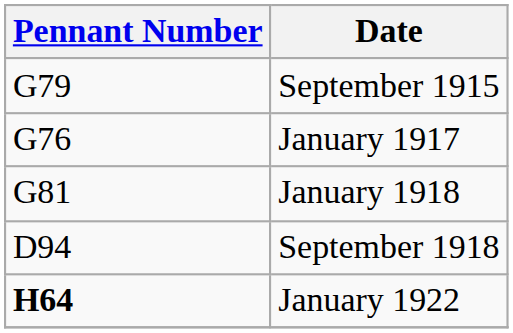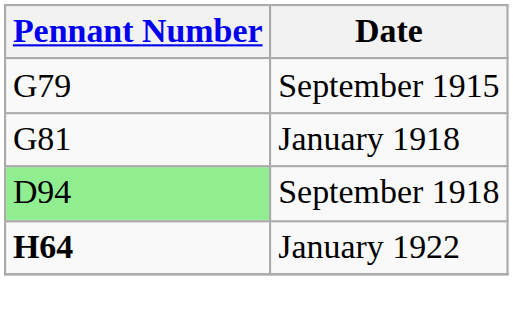- row: (369, 138)
(42, 246) no background -> (42, 192) lightgreen background
